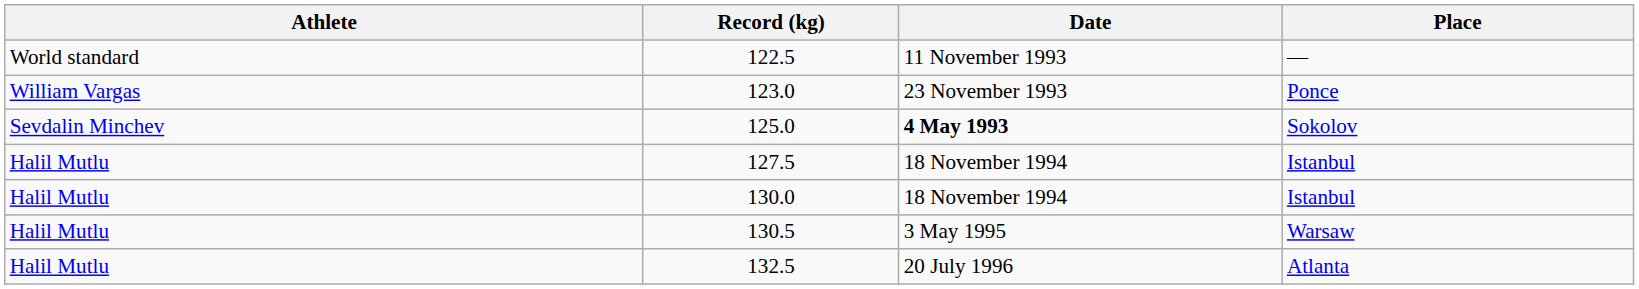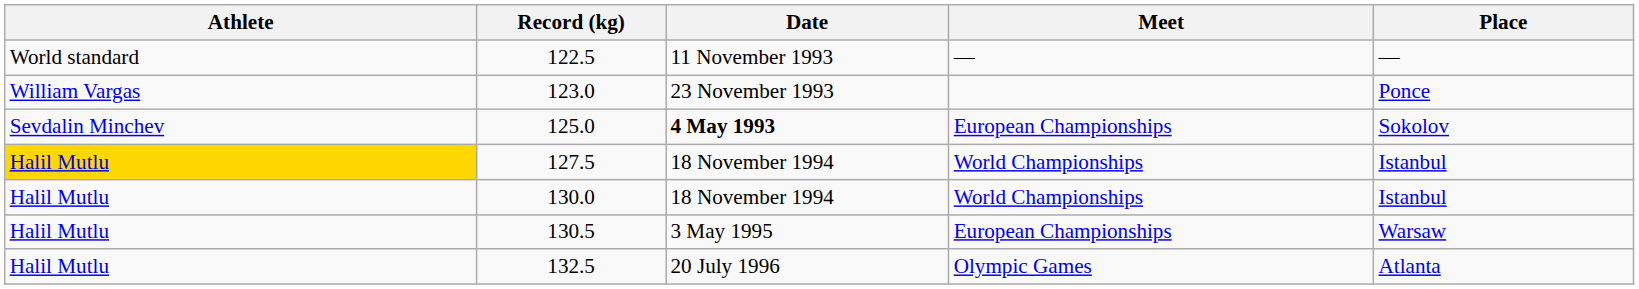+ column: (1161, 22)
(59, 161) no background -> (59, 161) gold background
